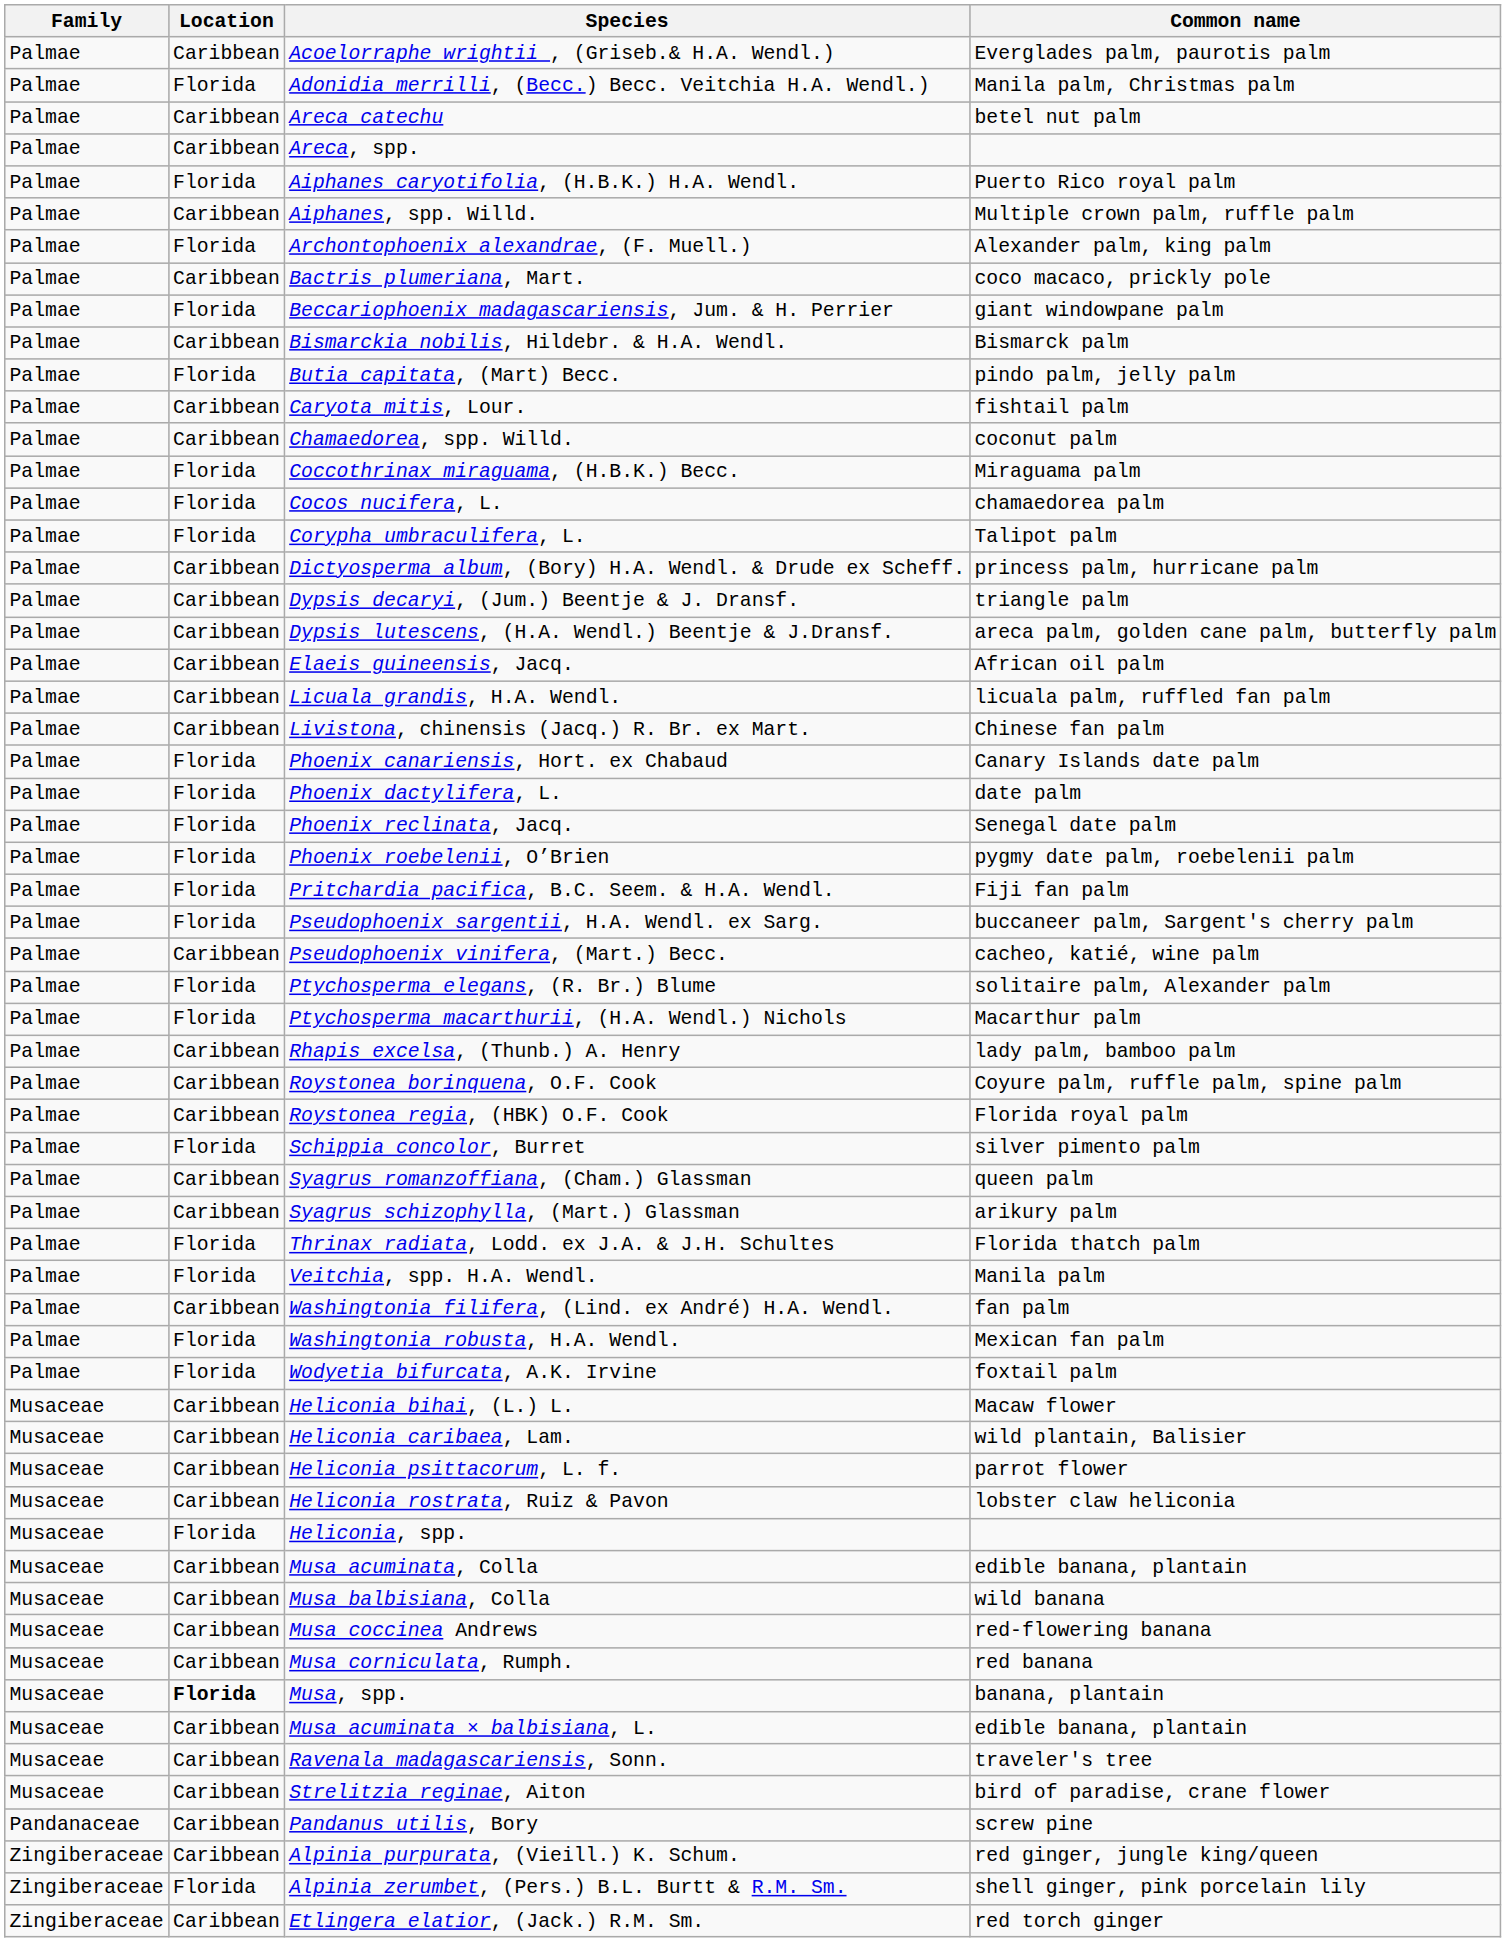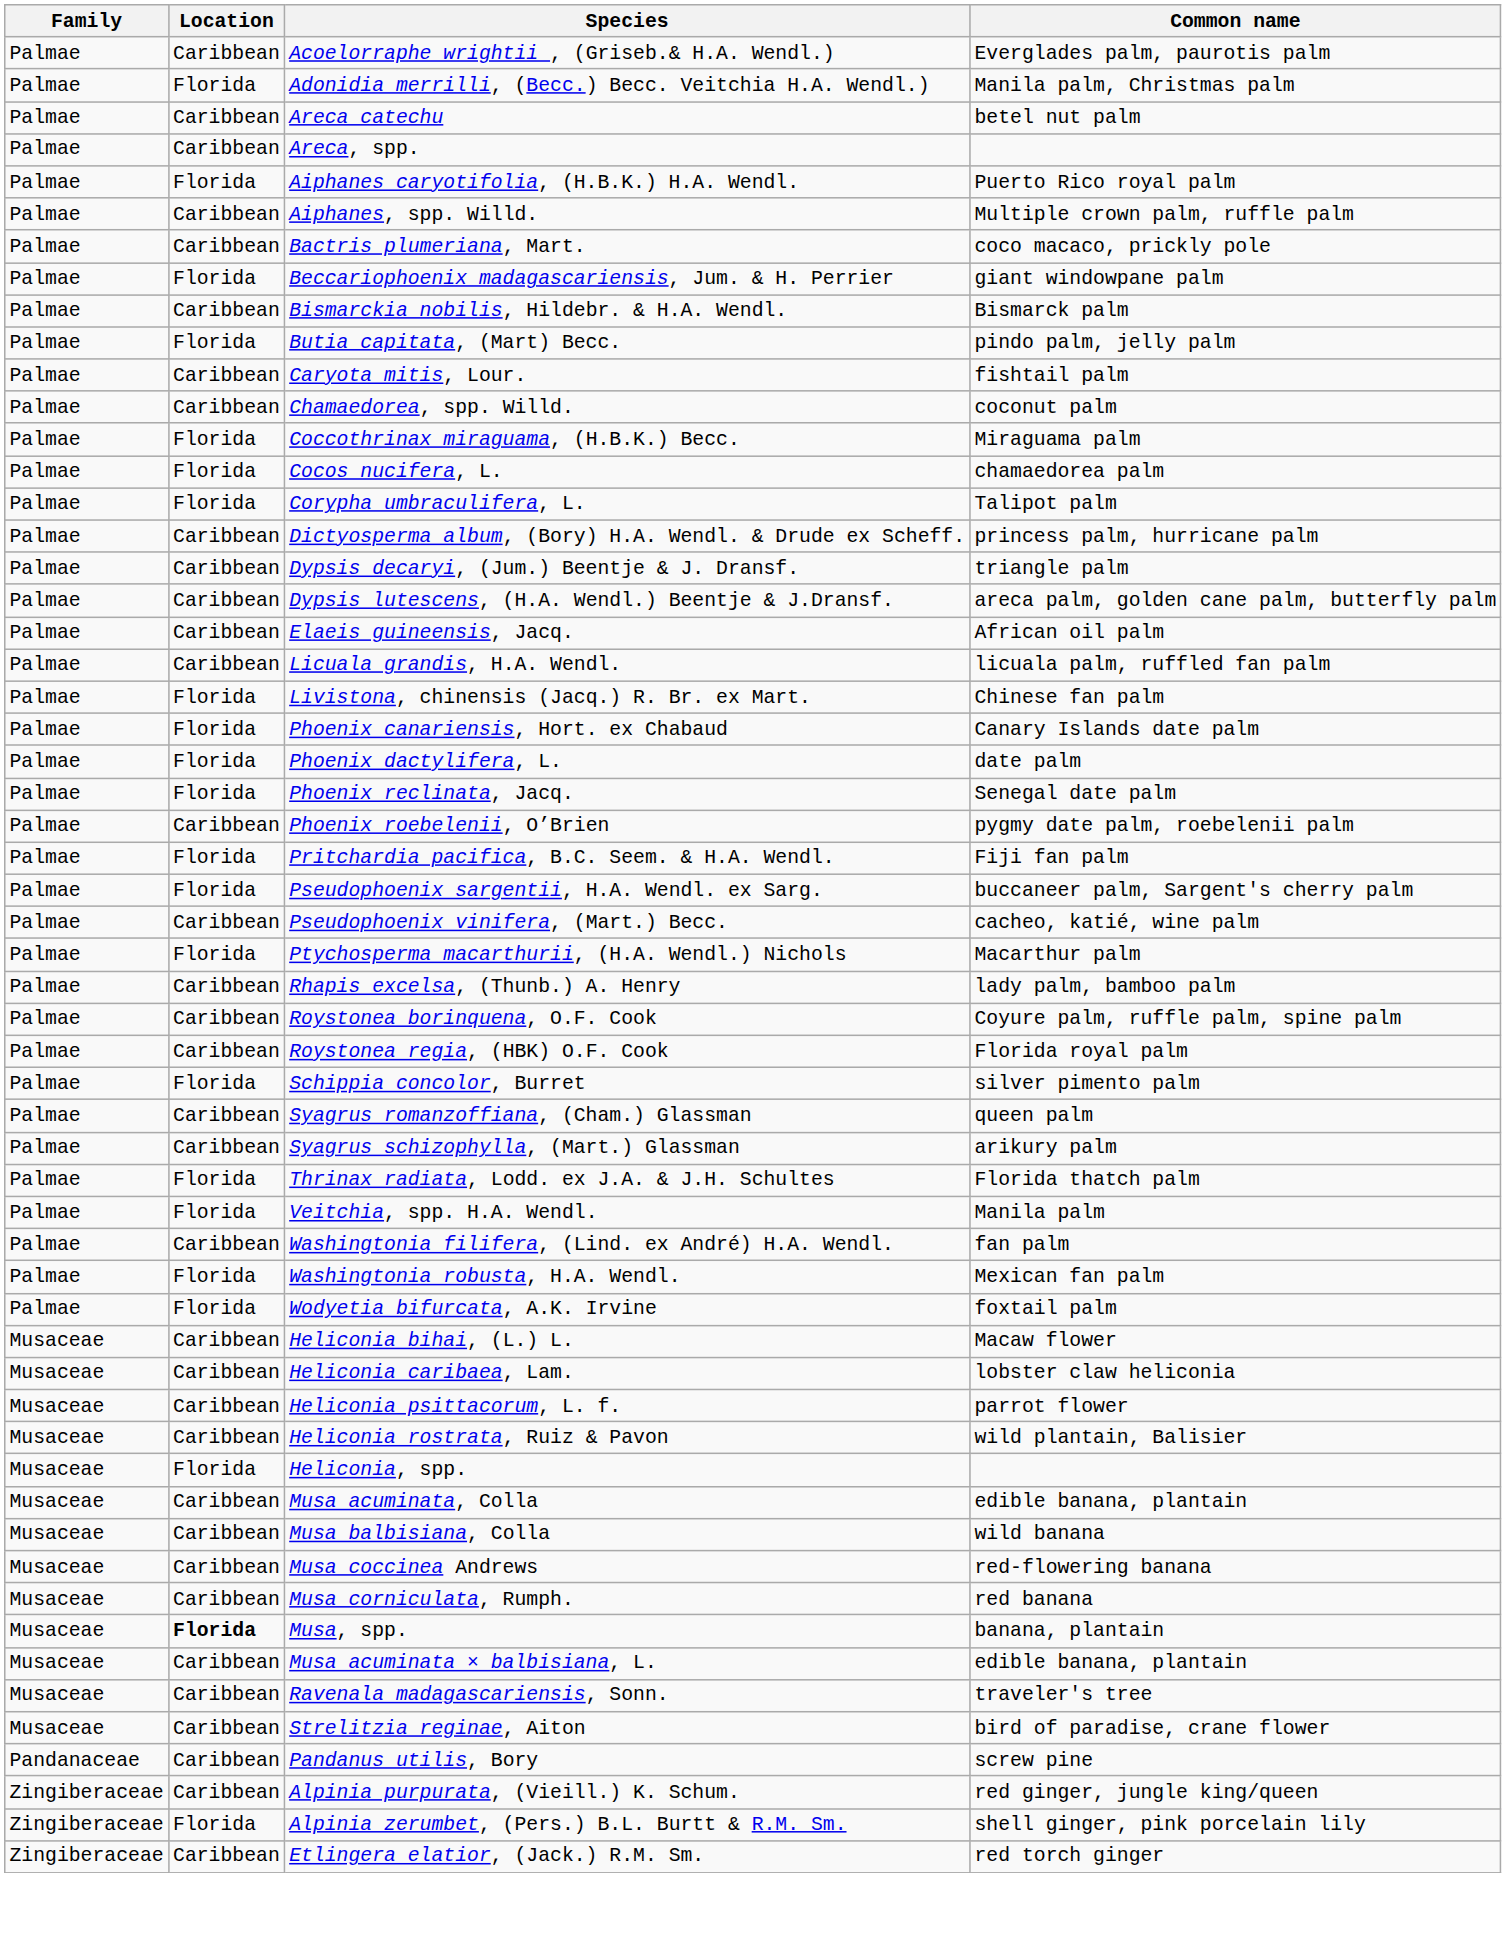- row: (520, 246)
(226, 729) Caribbean -> (215, 697) Florida
(215, 858) Florida -> (226, 826) Caribbean
- row: (503, 987)
(1111, 1438) wild plantain, Balisier -> (1105, 1373) lobster claw heliconia
(1105, 1502) lobster claw heliconia -> (1111, 1438) wild plantain, Balisier
